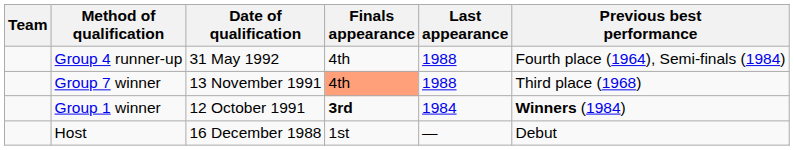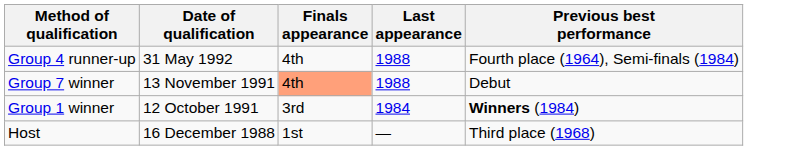- column: (28, 25)
(578, 83) Third place (1968) -> (490, 83) Debut
(341, 108) bold -> (293, 108) normal
(536, 132) Debut -> (532, 132) Third place (1968)
